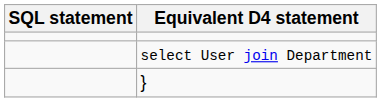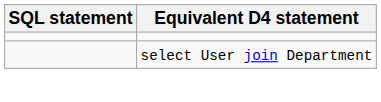- row: (144, 82)
